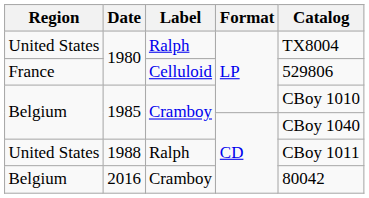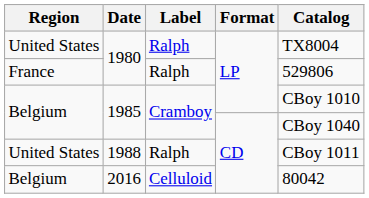(180, 71) Celluloid -> (169, 71) Ralph
(180, 179) Cramboy -> (180, 179) Celluloid
